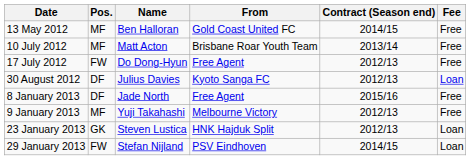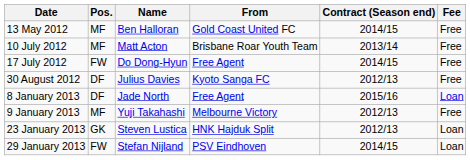(379, 63) 2012/13 -> (379, 63) 2014/15
(452, 79) Loan -> (451, 79) Free
(451, 96) Free -> (452, 96) Loan
